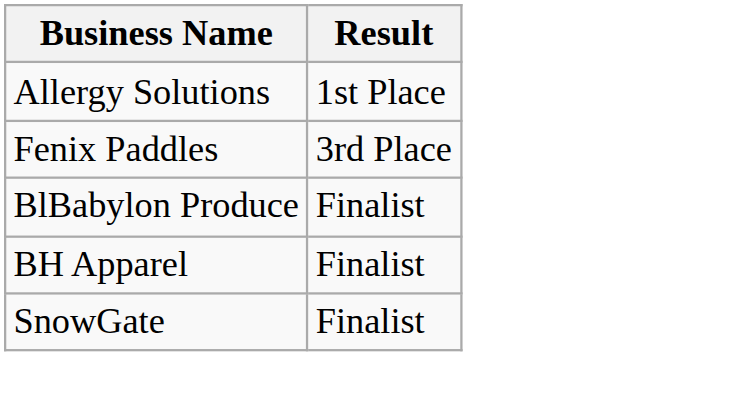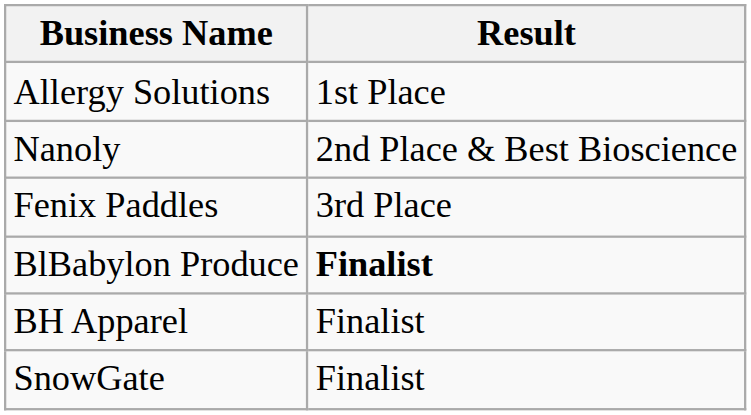+ row: (67, 148)
(370, 206) normal -> (374, 263) bold
